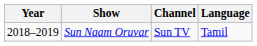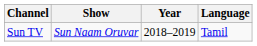columns swapped: (33, 13) <-> (175, 13)
